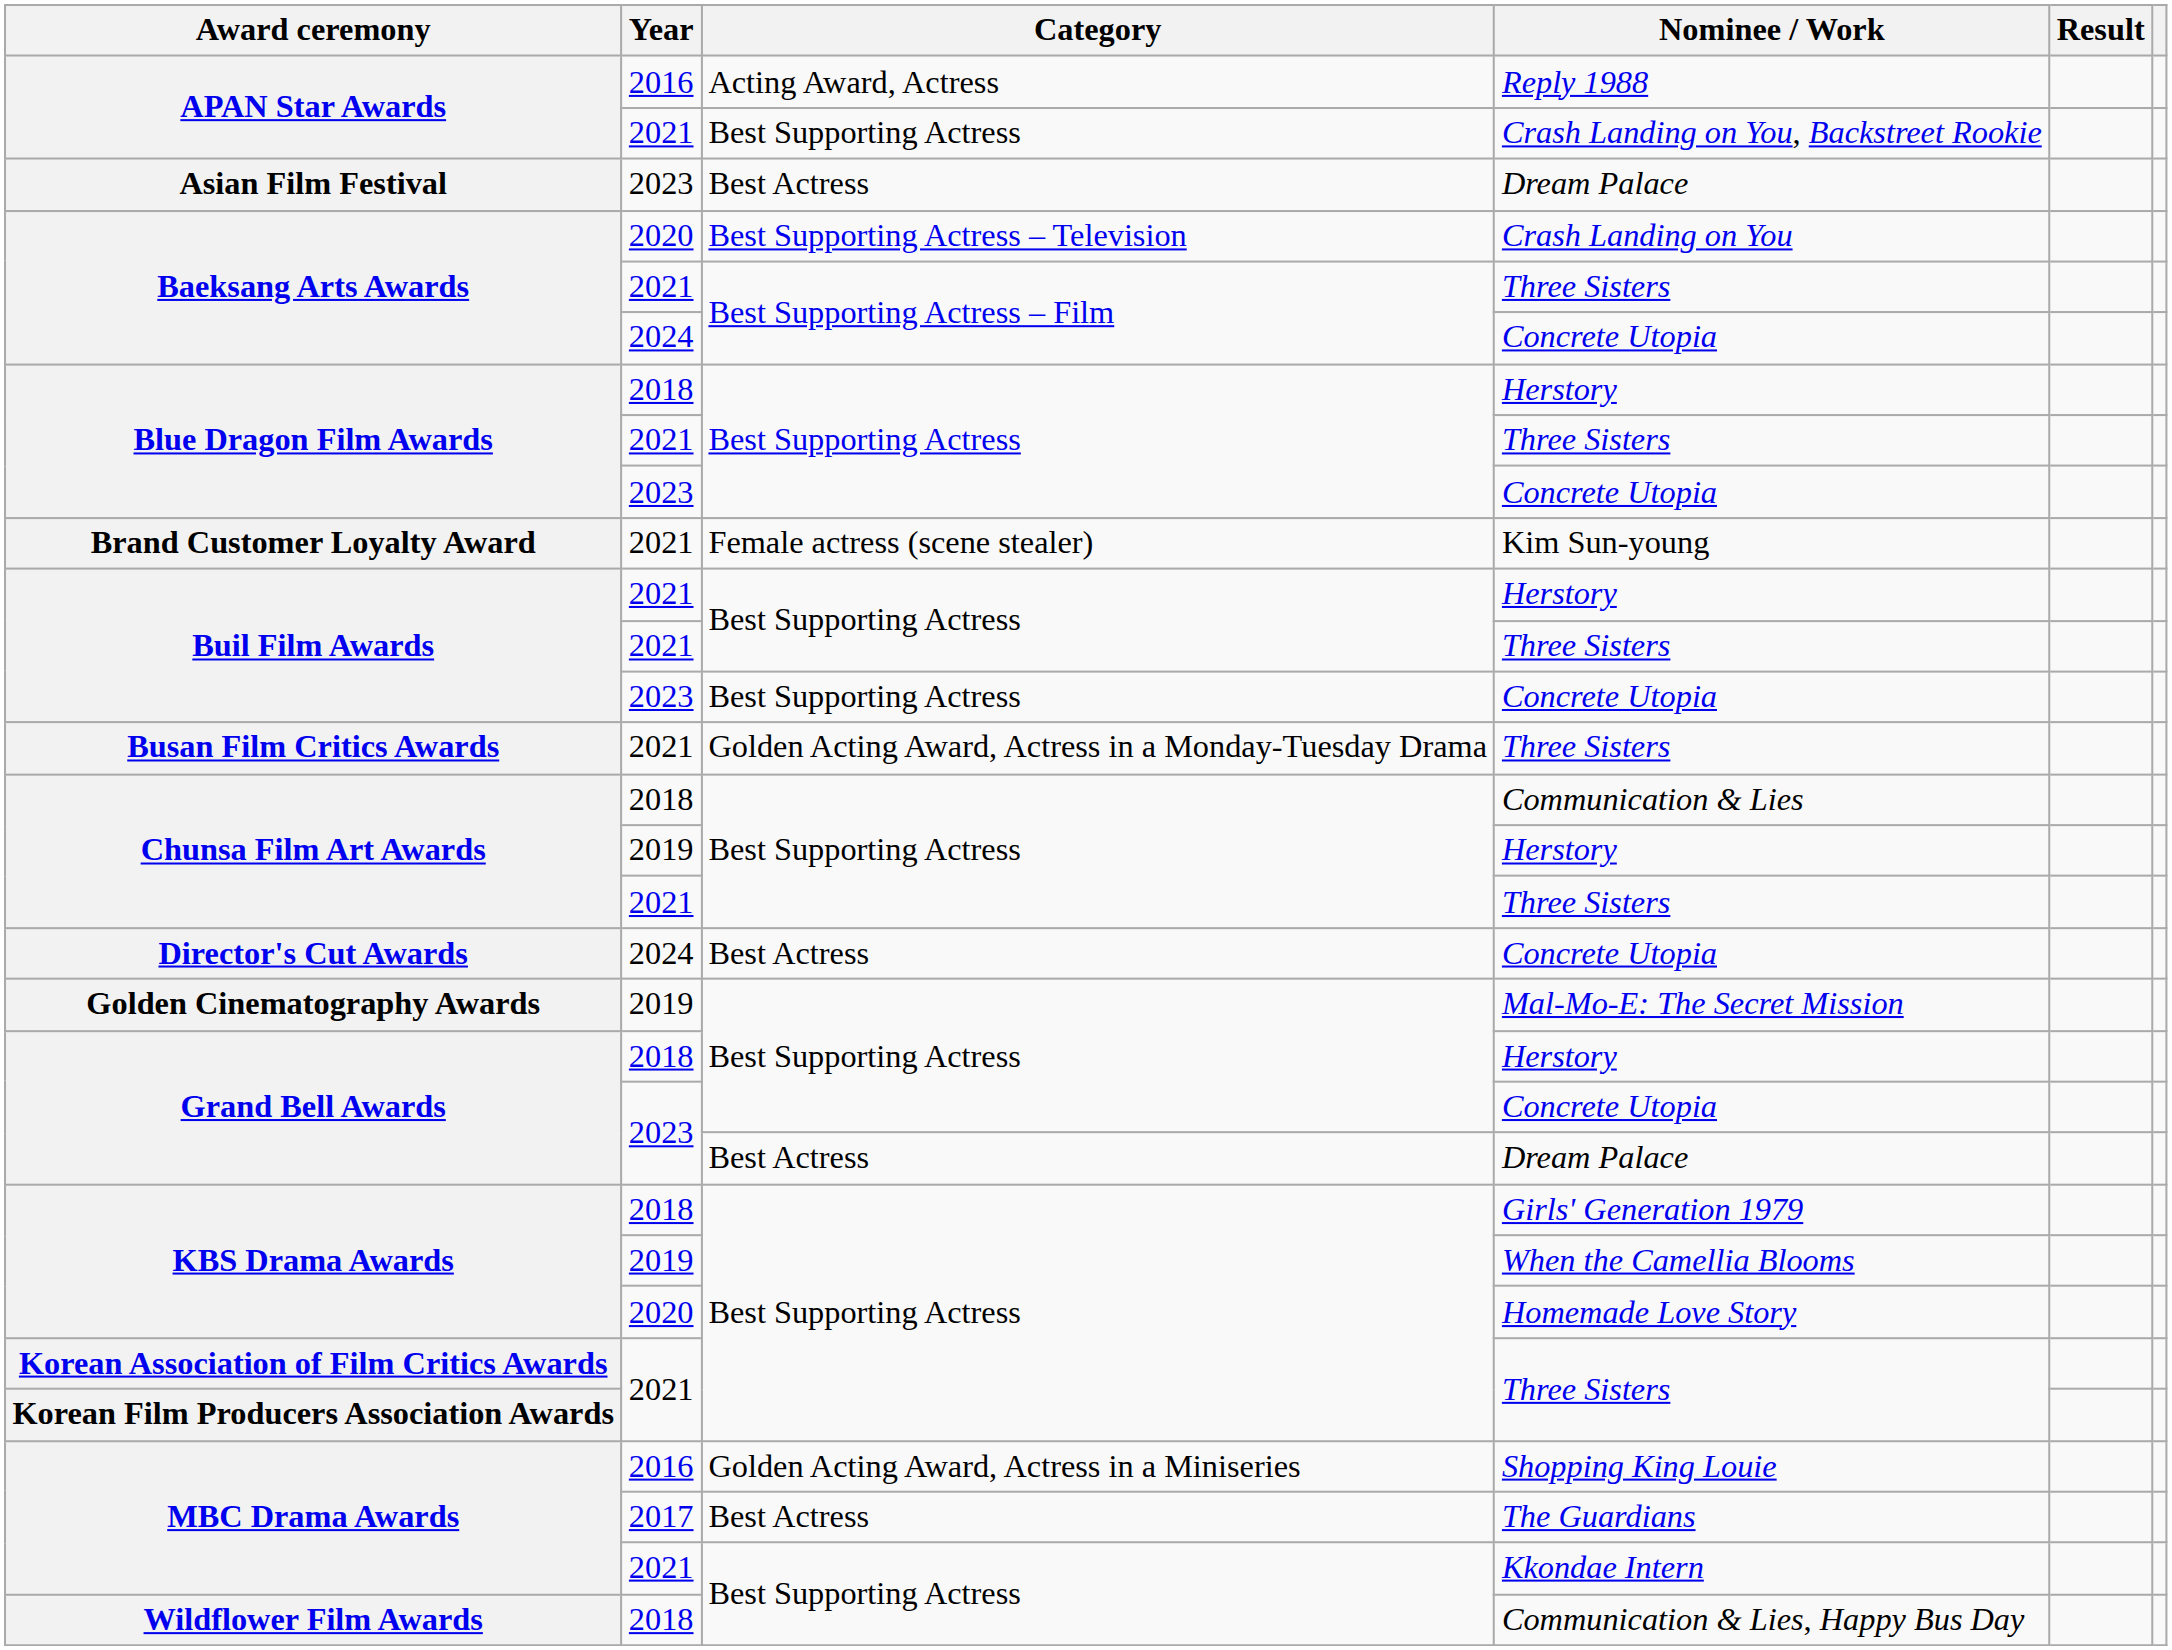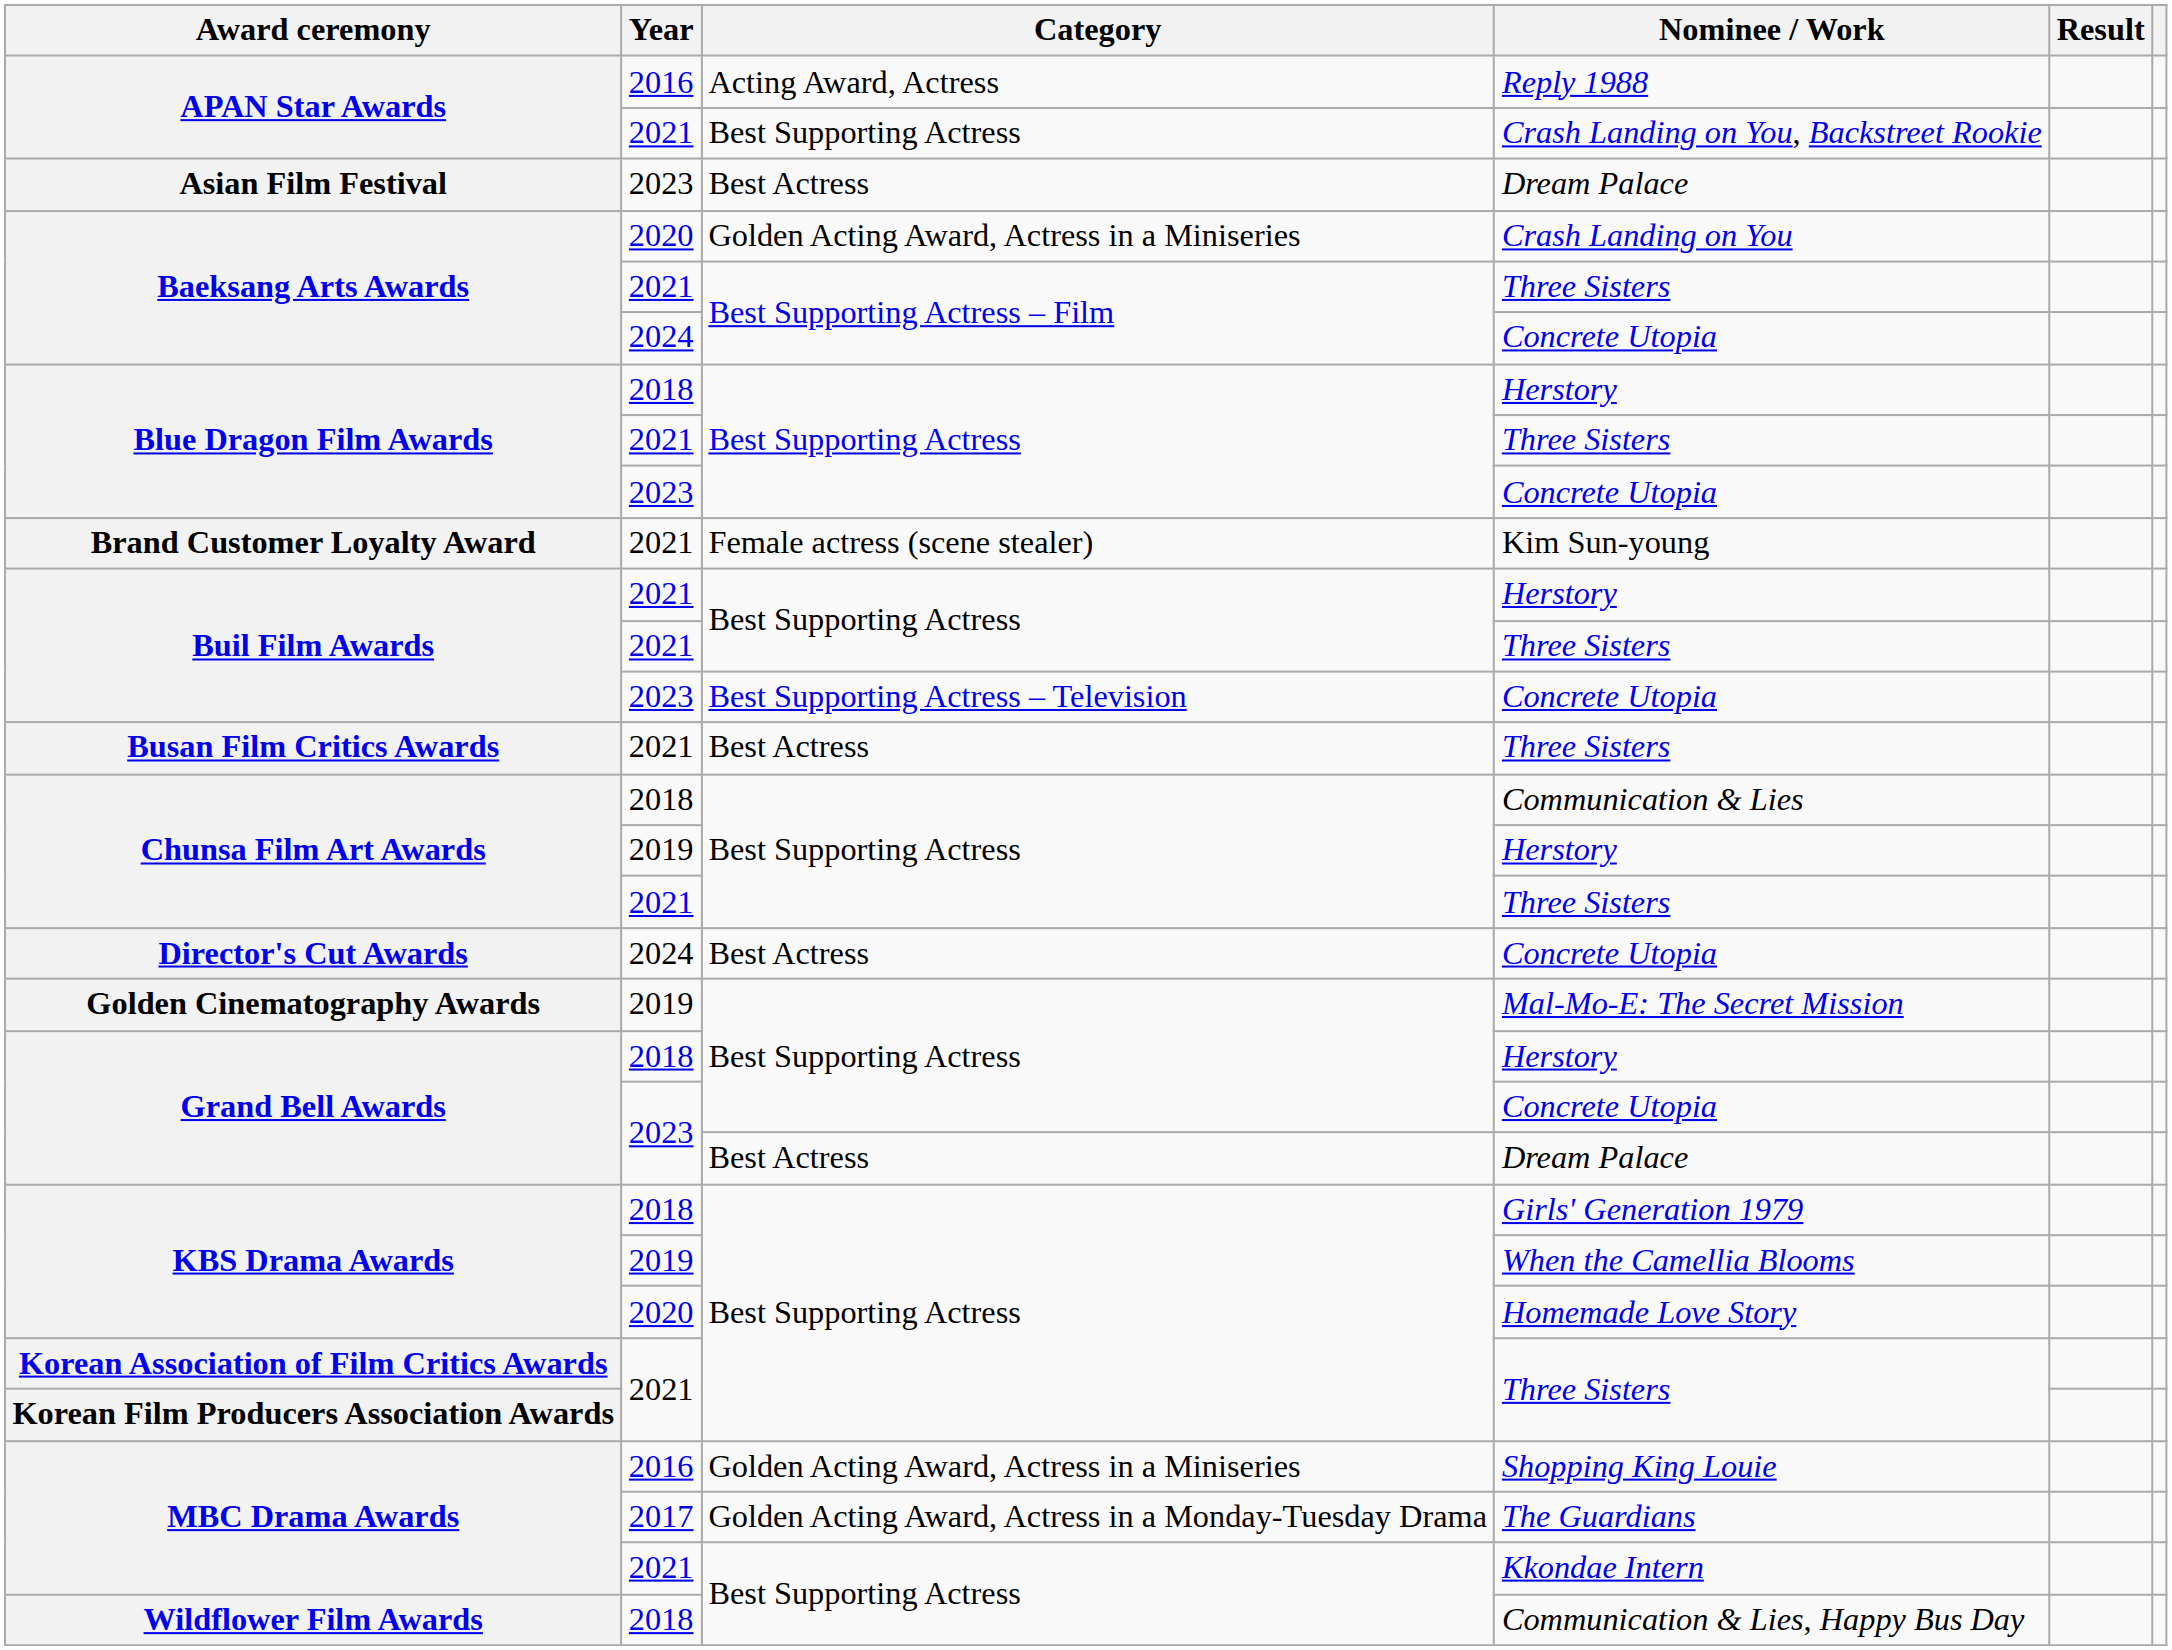(948, 235) Best Supporting Actress – Television -> (1004, 235) Golden Acting Award, Actress in a Miniseries
(865, 696) Best Supporting Actress -> (948, 696) Best Supporting Actress – Television
(1098, 747) Golden Acting Award, Actress in a Monday-Tuesday Drama -> (789, 747) Best Actress
(789, 1516) Best Actress -> (1098, 1516) Golden Acting Award, Actress in a Monday-Tuesday Drama
